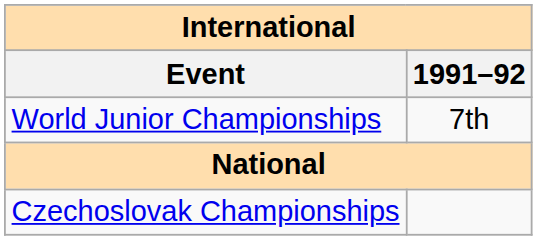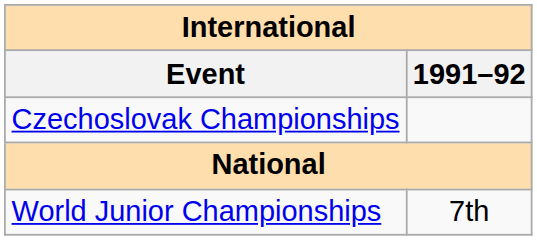rows swapped: (196, 119) <-> (206, 211)
